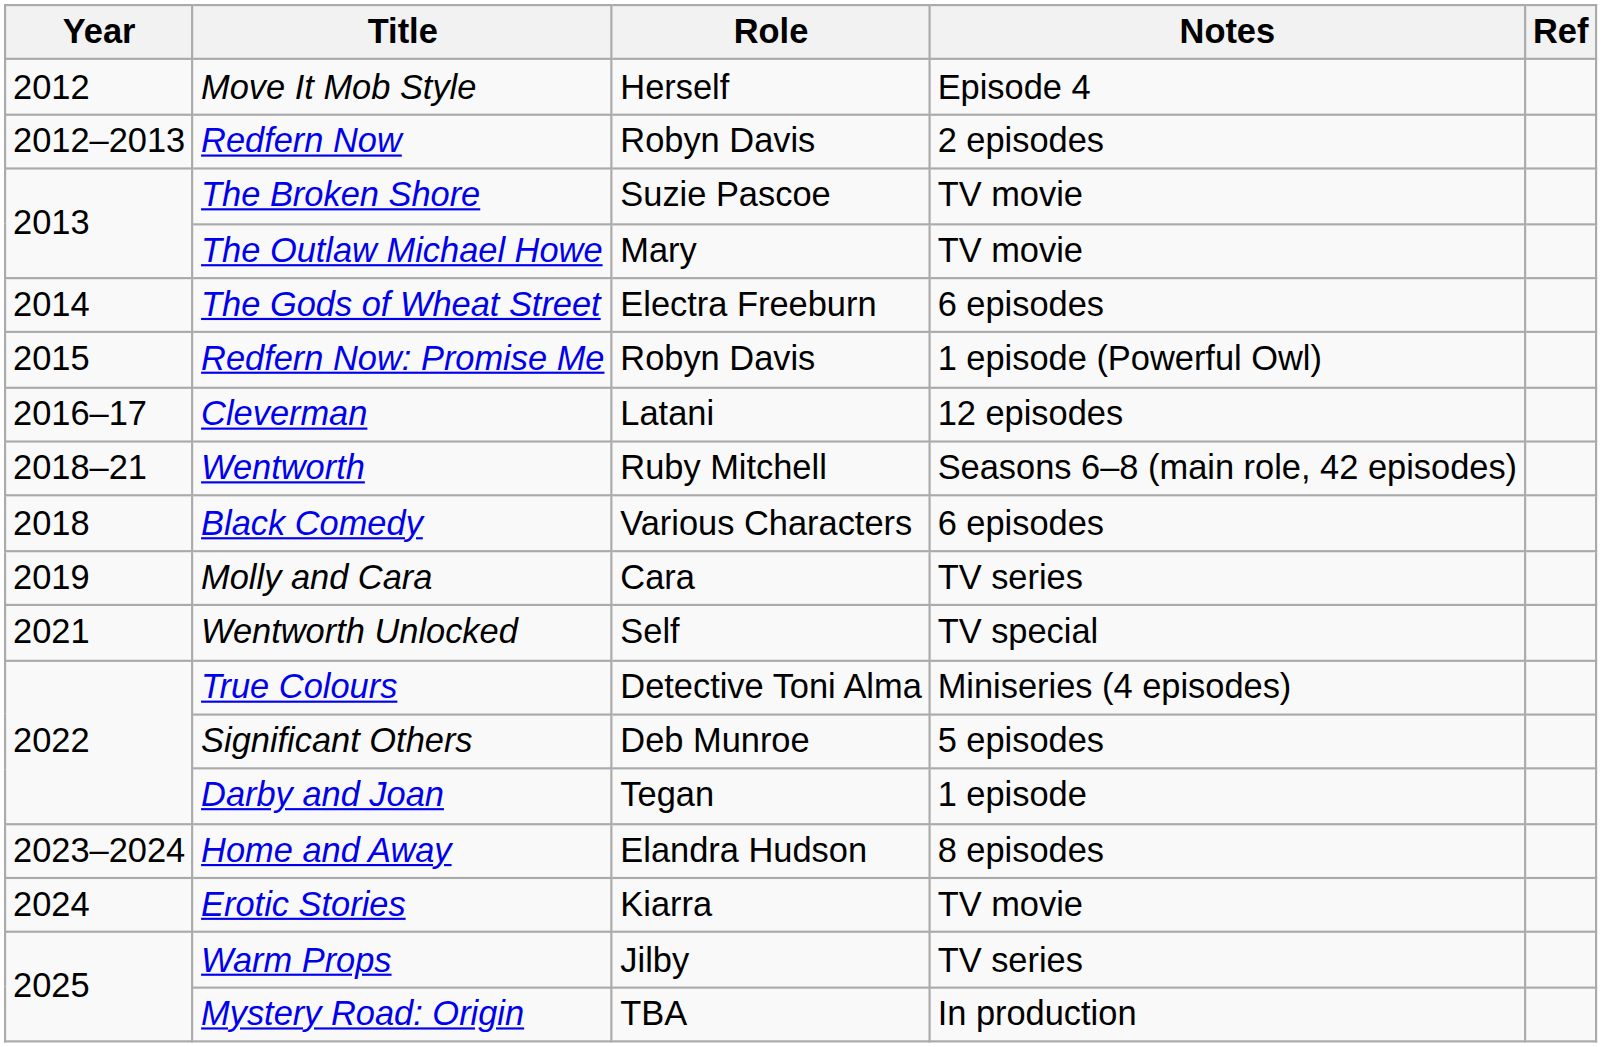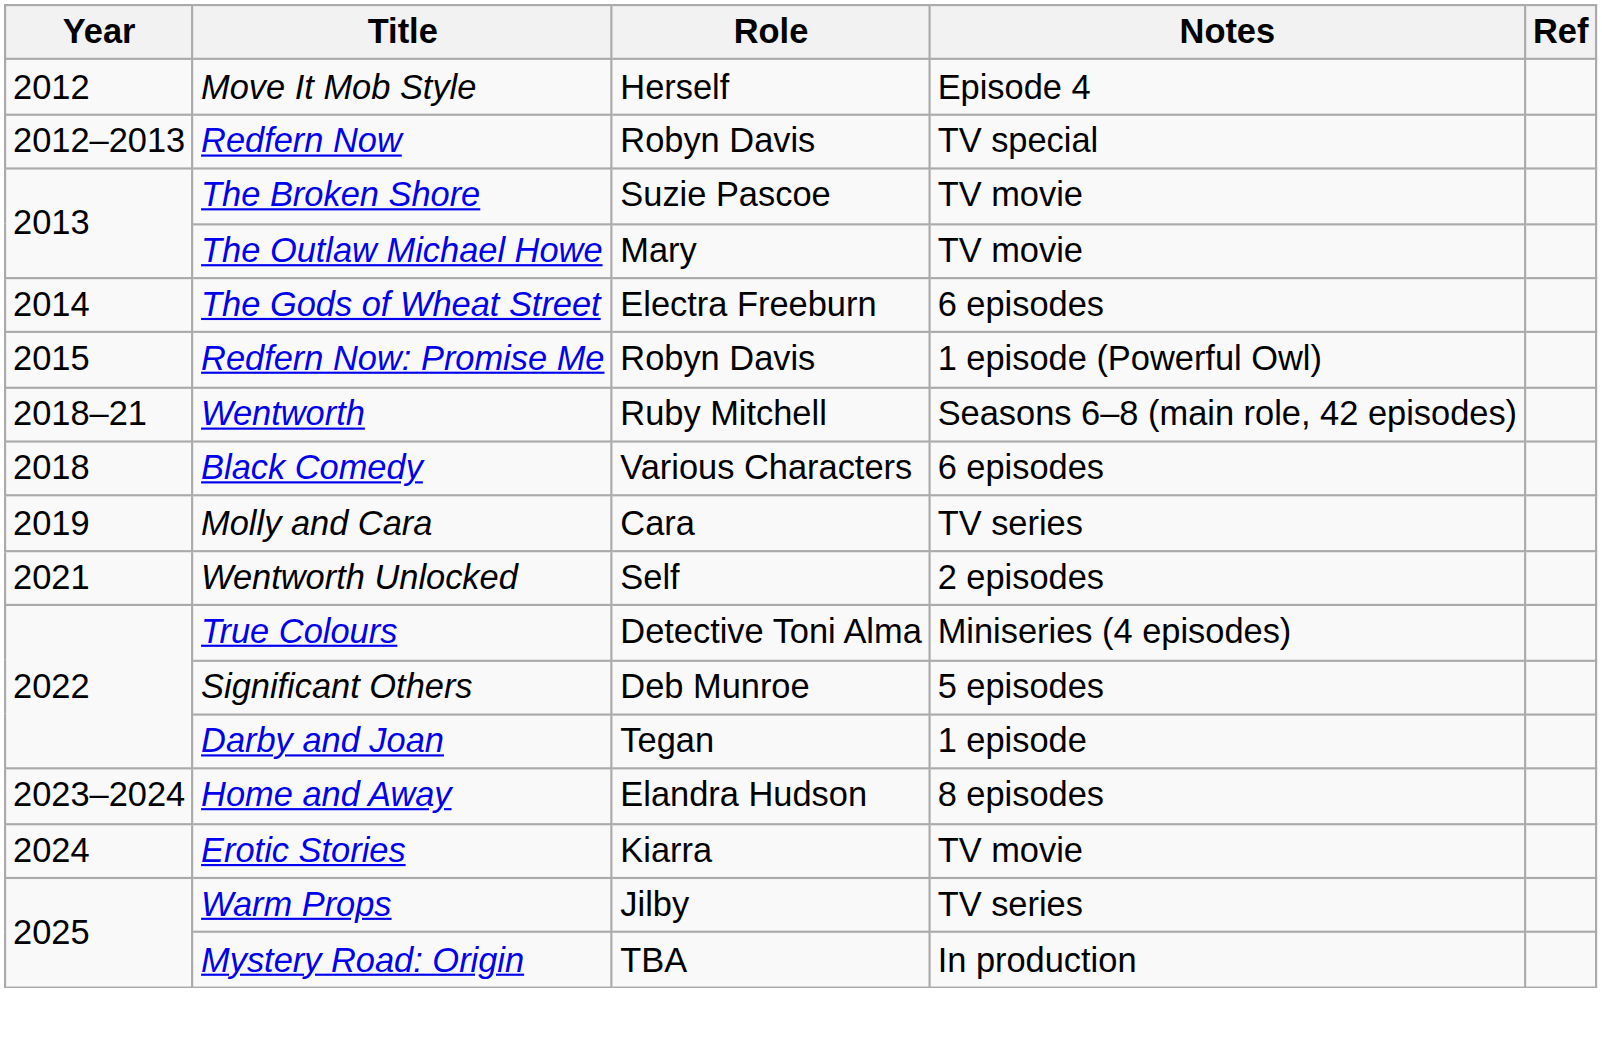(1021, 140) 2 episodes -> (1018, 140) TV special
- row: (284, 413)
(1018, 631) TV special -> (1021, 577) 2 episodes
